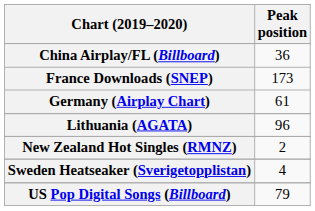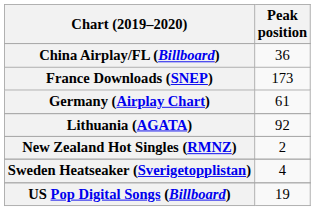(282, 124) 96 -> (282, 124) 92
(282, 194) 79 -> (282, 194) 19
